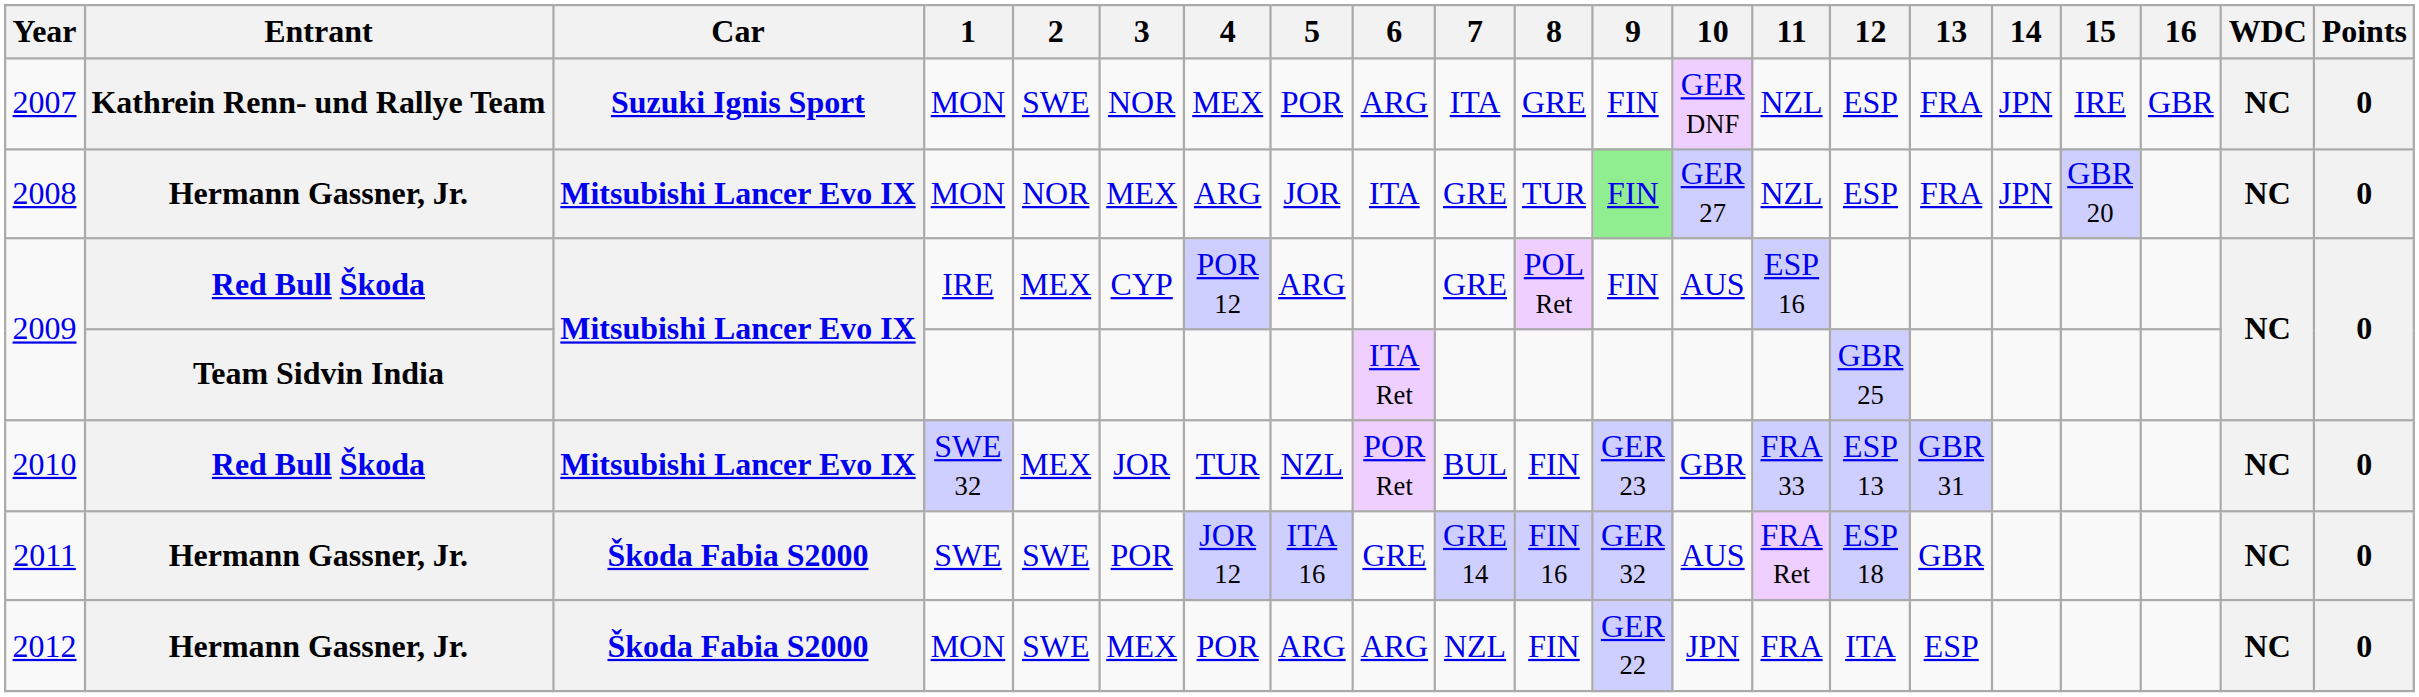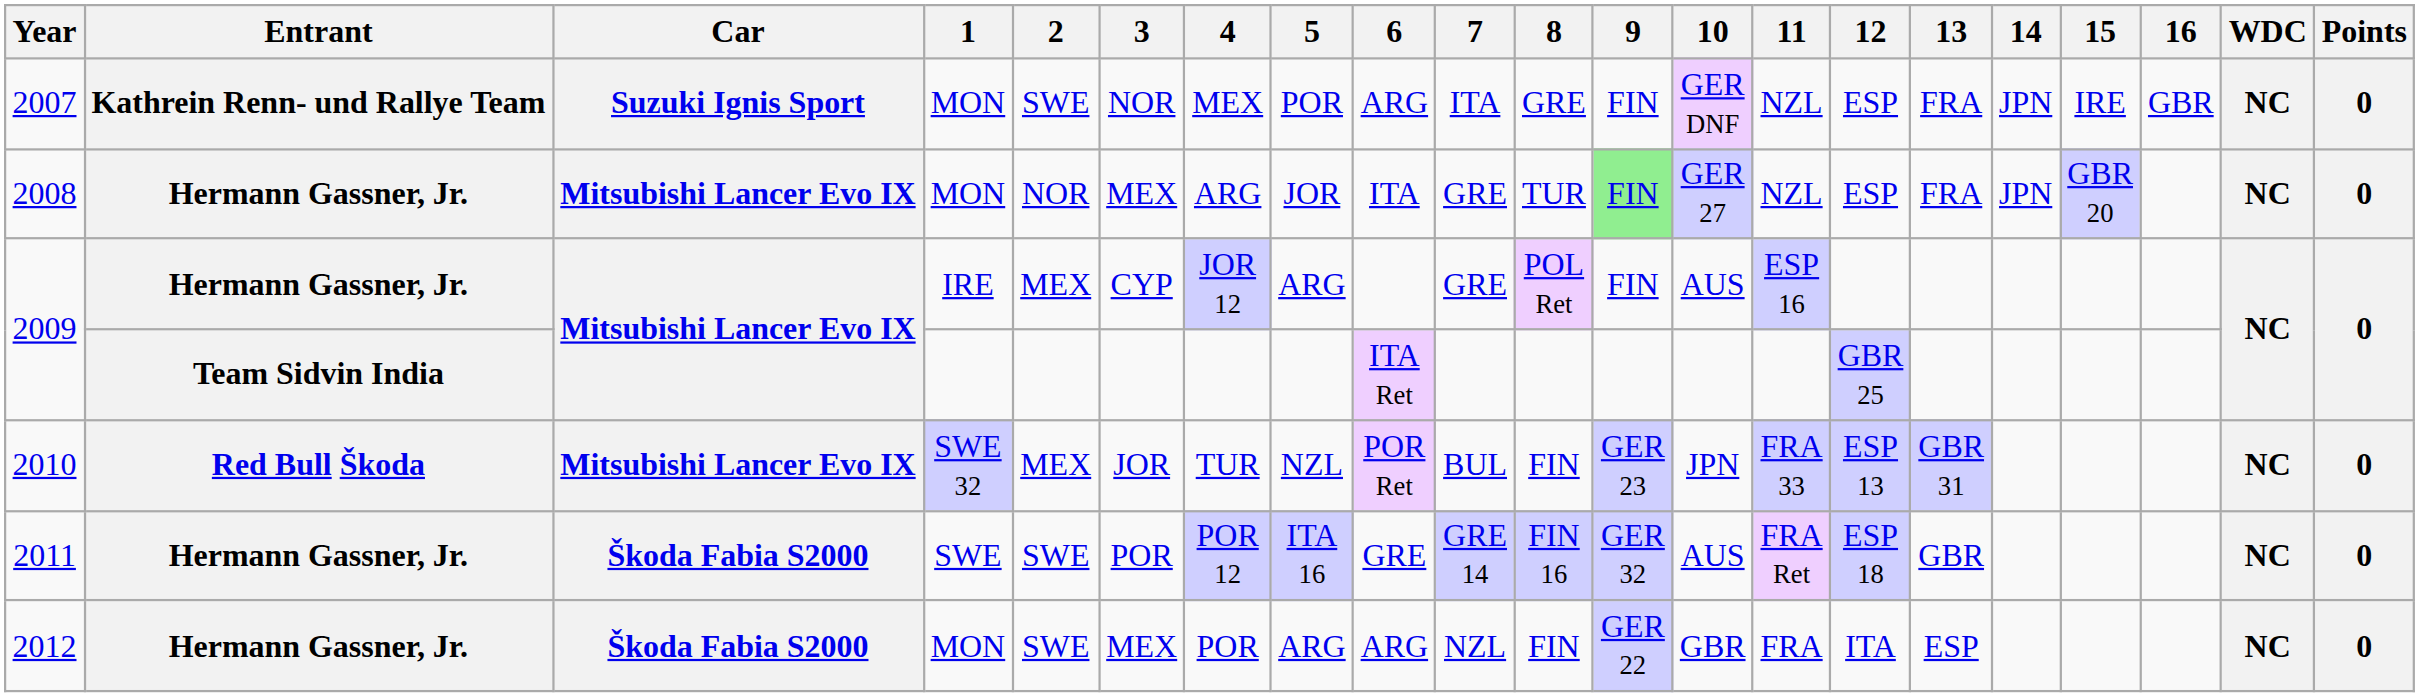(318, 283) Red Bull Škoda -> (318, 283) Hermann Gassner, Jr.
(1228, 283) POR 12 -> (1228, 283) JOR 12
(1713, 464) GBR -> (1713, 464) JPN
(1228, 555) JOR 12 -> (1228, 555) POR 12
(1713, 645) JPN -> (1713, 645) GBR
